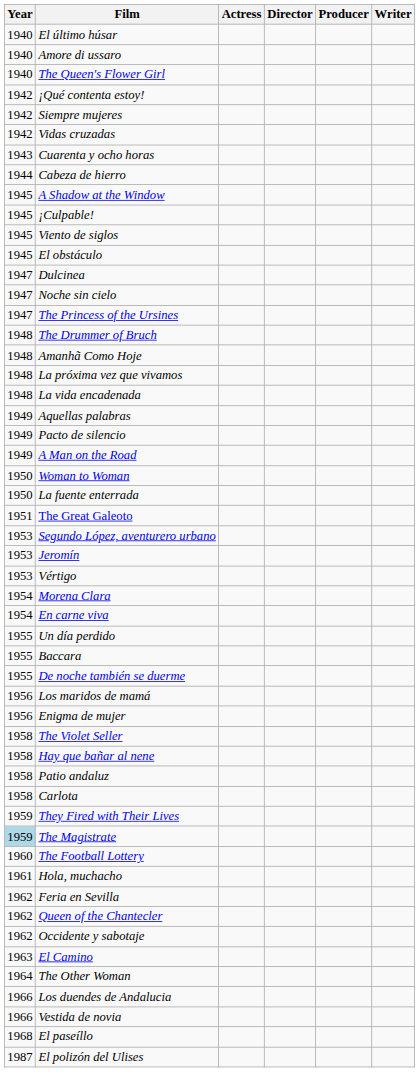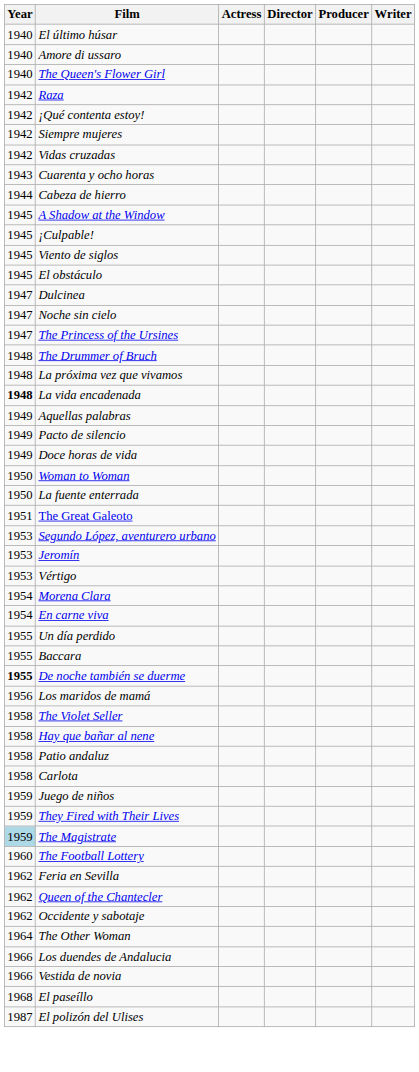+ row: (51, 94)
- row: (90, 355)
(20, 395) normal -> (20, 395) bold
+ row: (88, 455)
- row: (87, 455)
(20, 676) normal -> (20, 676) bold
- row: (82, 716)
+ row: (76, 796)
- row: (80, 876)
- row: (66, 956)
